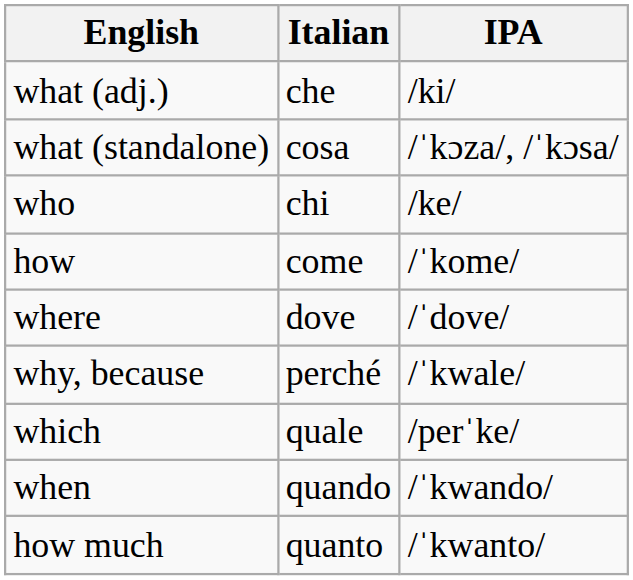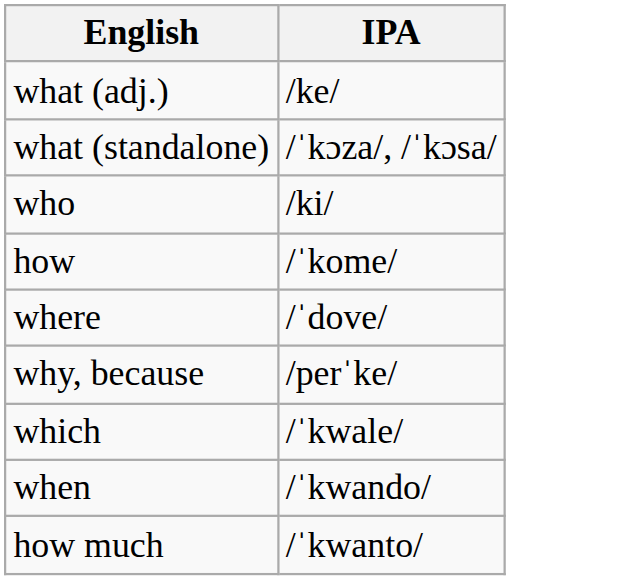- column: (338, 32)
(432, 89) /ki/ -> (313, 89) /ke/
(435, 203) /ke/ -> (310, 203) /ki/
(466, 373) /ˈkwale/ -> (341, 373) /perˈke/
(463, 430) /perˈke/ -> (344, 430) /ˈkwale/
